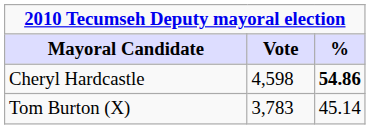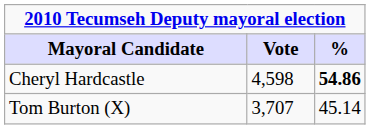(273, 108) 3,783 -> (273, 108) 3,707
